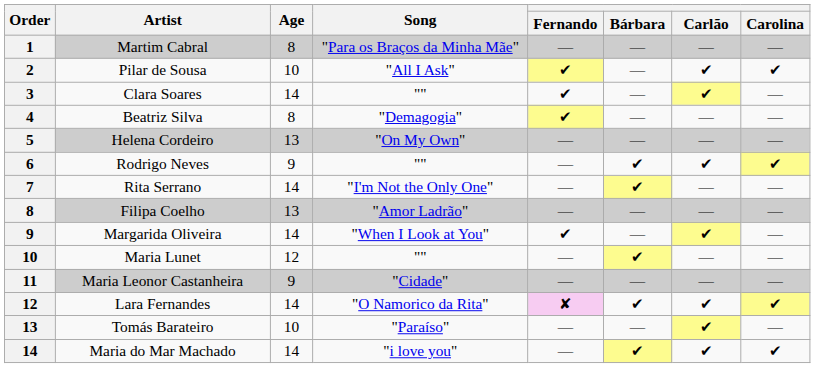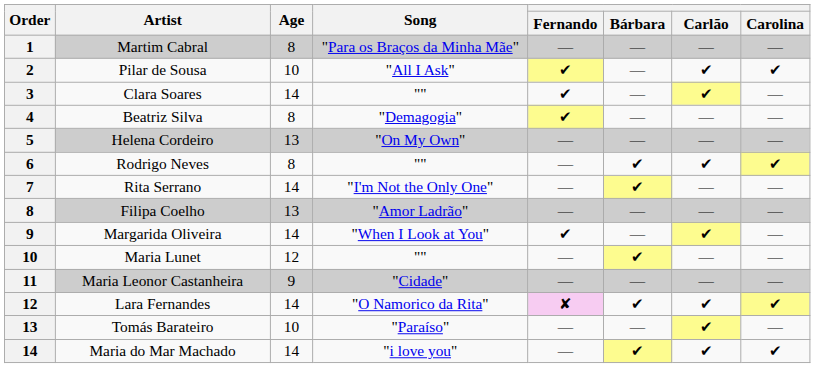(291, 164) 9 -> (291, 164) 8
